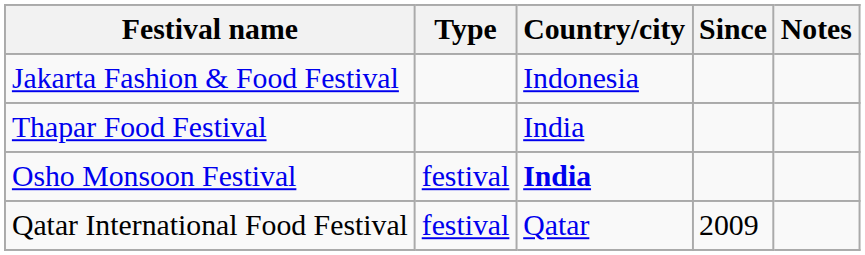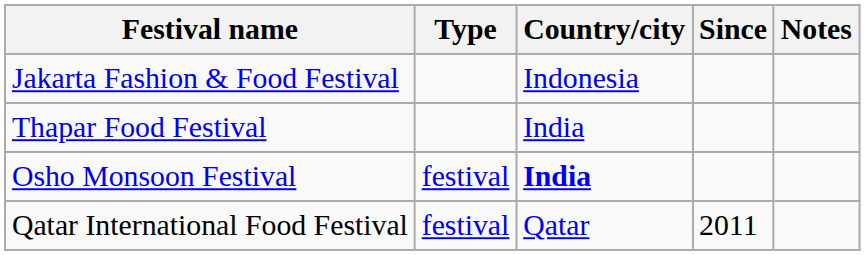(729, 225) 2009 -> (728, 225) 2011
